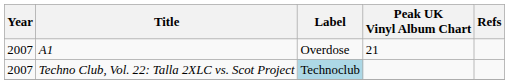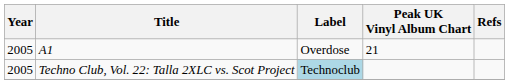(20, 49) 2007 -> (20, 49) 2005
(20, 69) 2007 -> (20, 69) 2005
